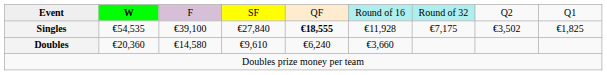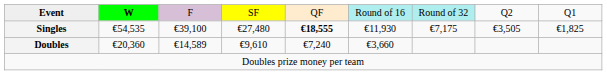(254, 29) €27,840 -> (254, 29) €27,480
(380, 29) €11,928 -> (380, 29) €11,930
(507, 29) €3,502 -> (507, 29) €3,505
(190, 45) €14,580 -> (190, 45) €14,589
(317, 45) €6,240 -> (317, 45) €7,240
